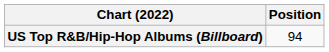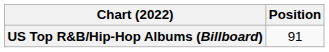(295, 36) 94 -> (295, 36) 91
